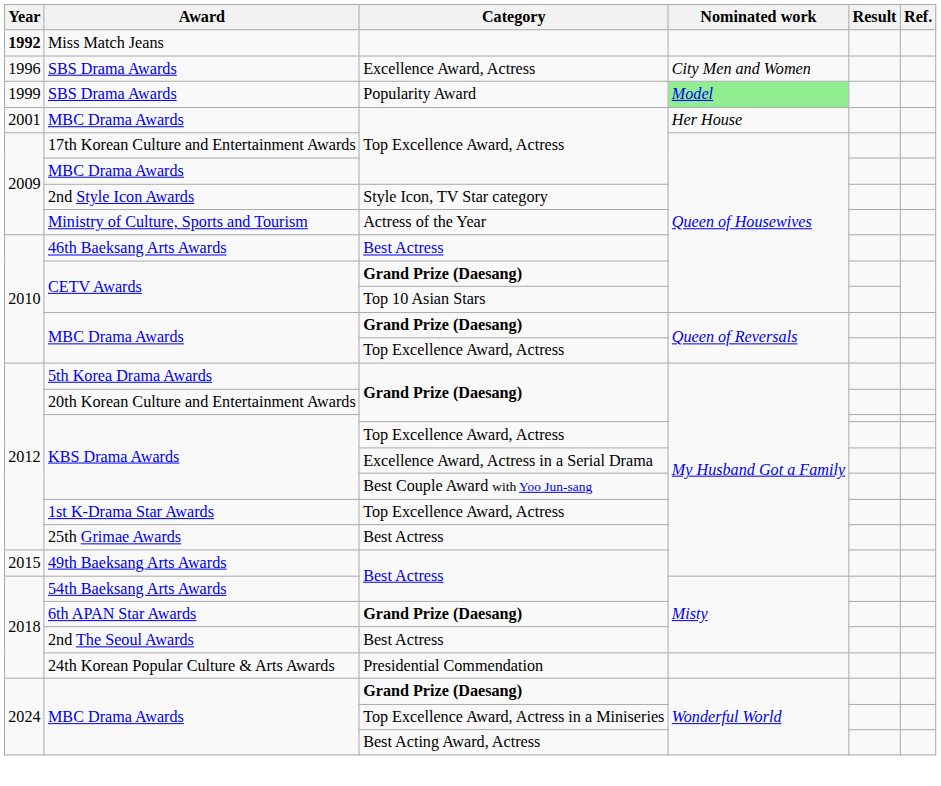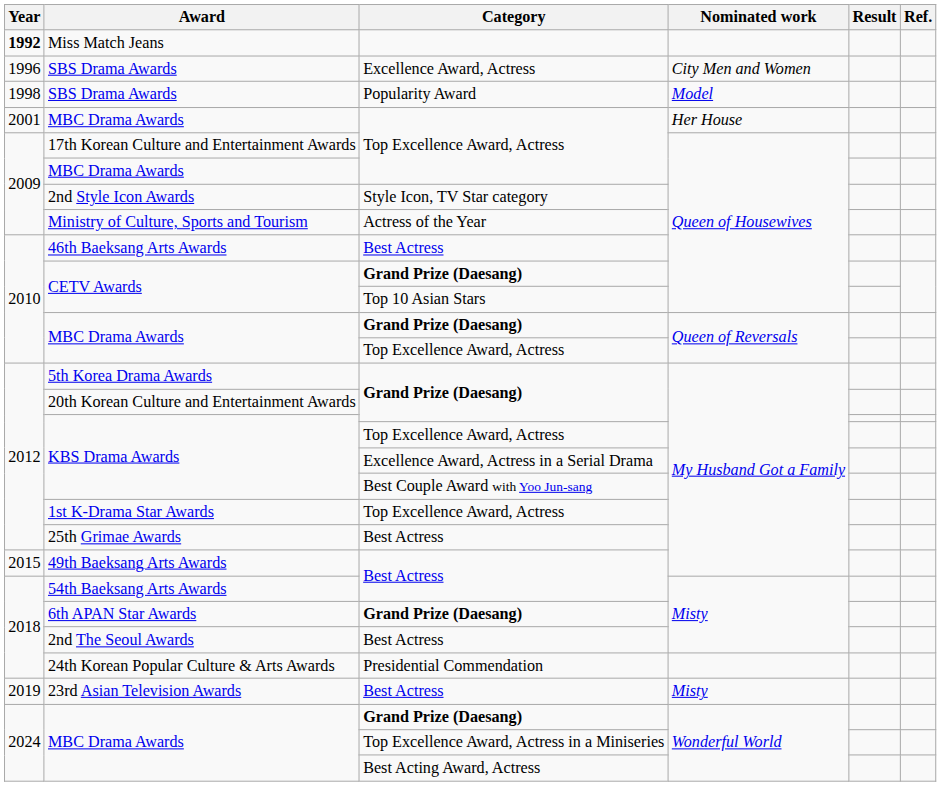(24, 94) 1999 -> (24, 94) 1998
(692, 94) lightgreen background -> (692, 94) no background
+ row: (145, 691)
